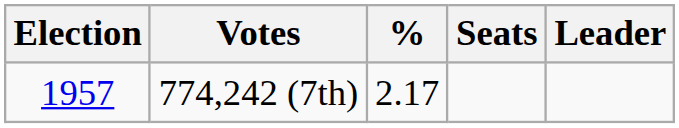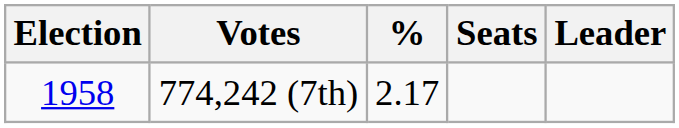(78, 91) 1957 -> (78, 91) 1958
